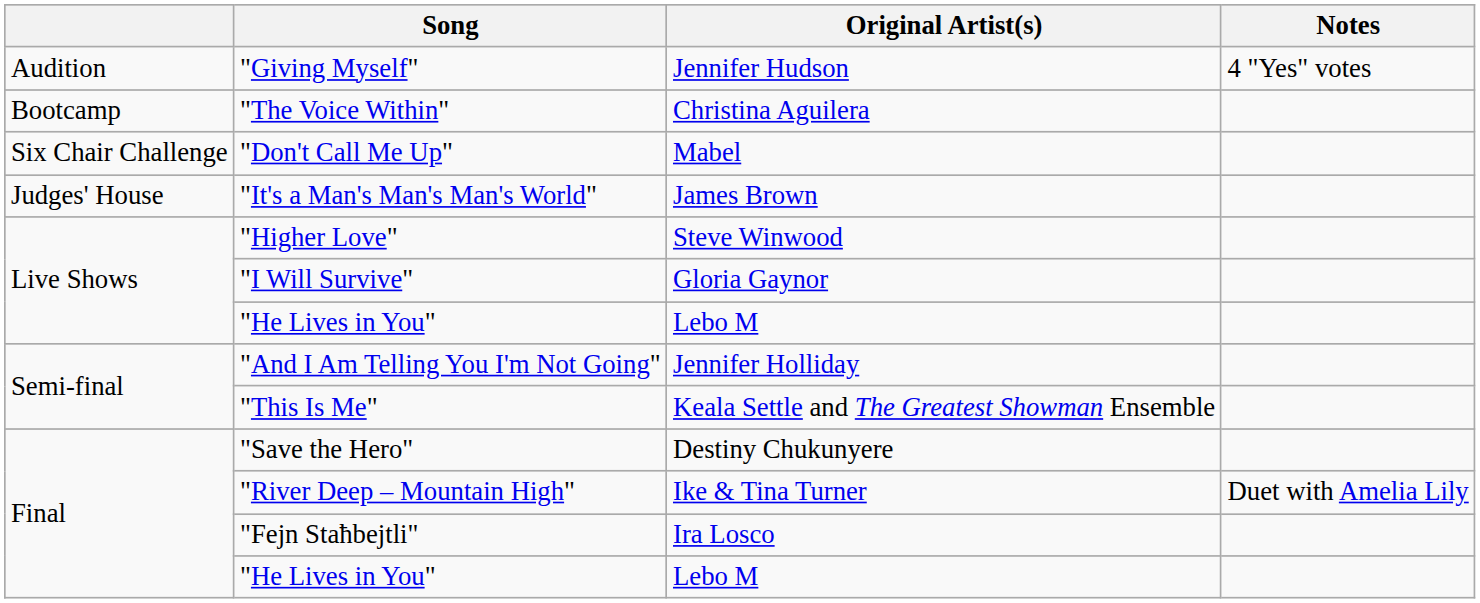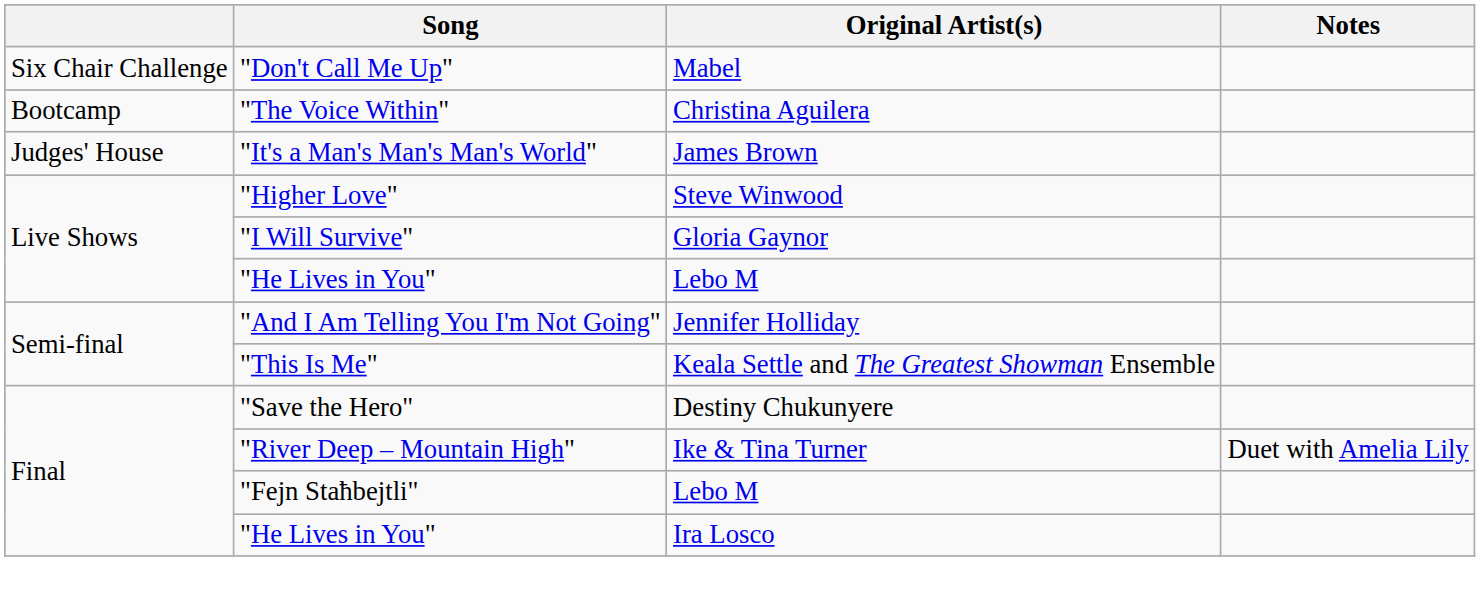- row: (58, 68)
rows swapped: (66, 110) <-> (119, 152)
(724, 534) Ira Losco -> (716, 491) Lebo M
(716, 576) Lebo M -> (724, 534) Ira Losco
